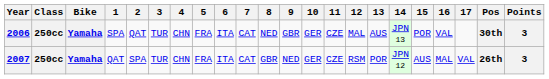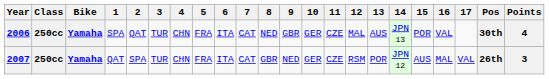(524, 33) 3 -> (524, 33) 4
